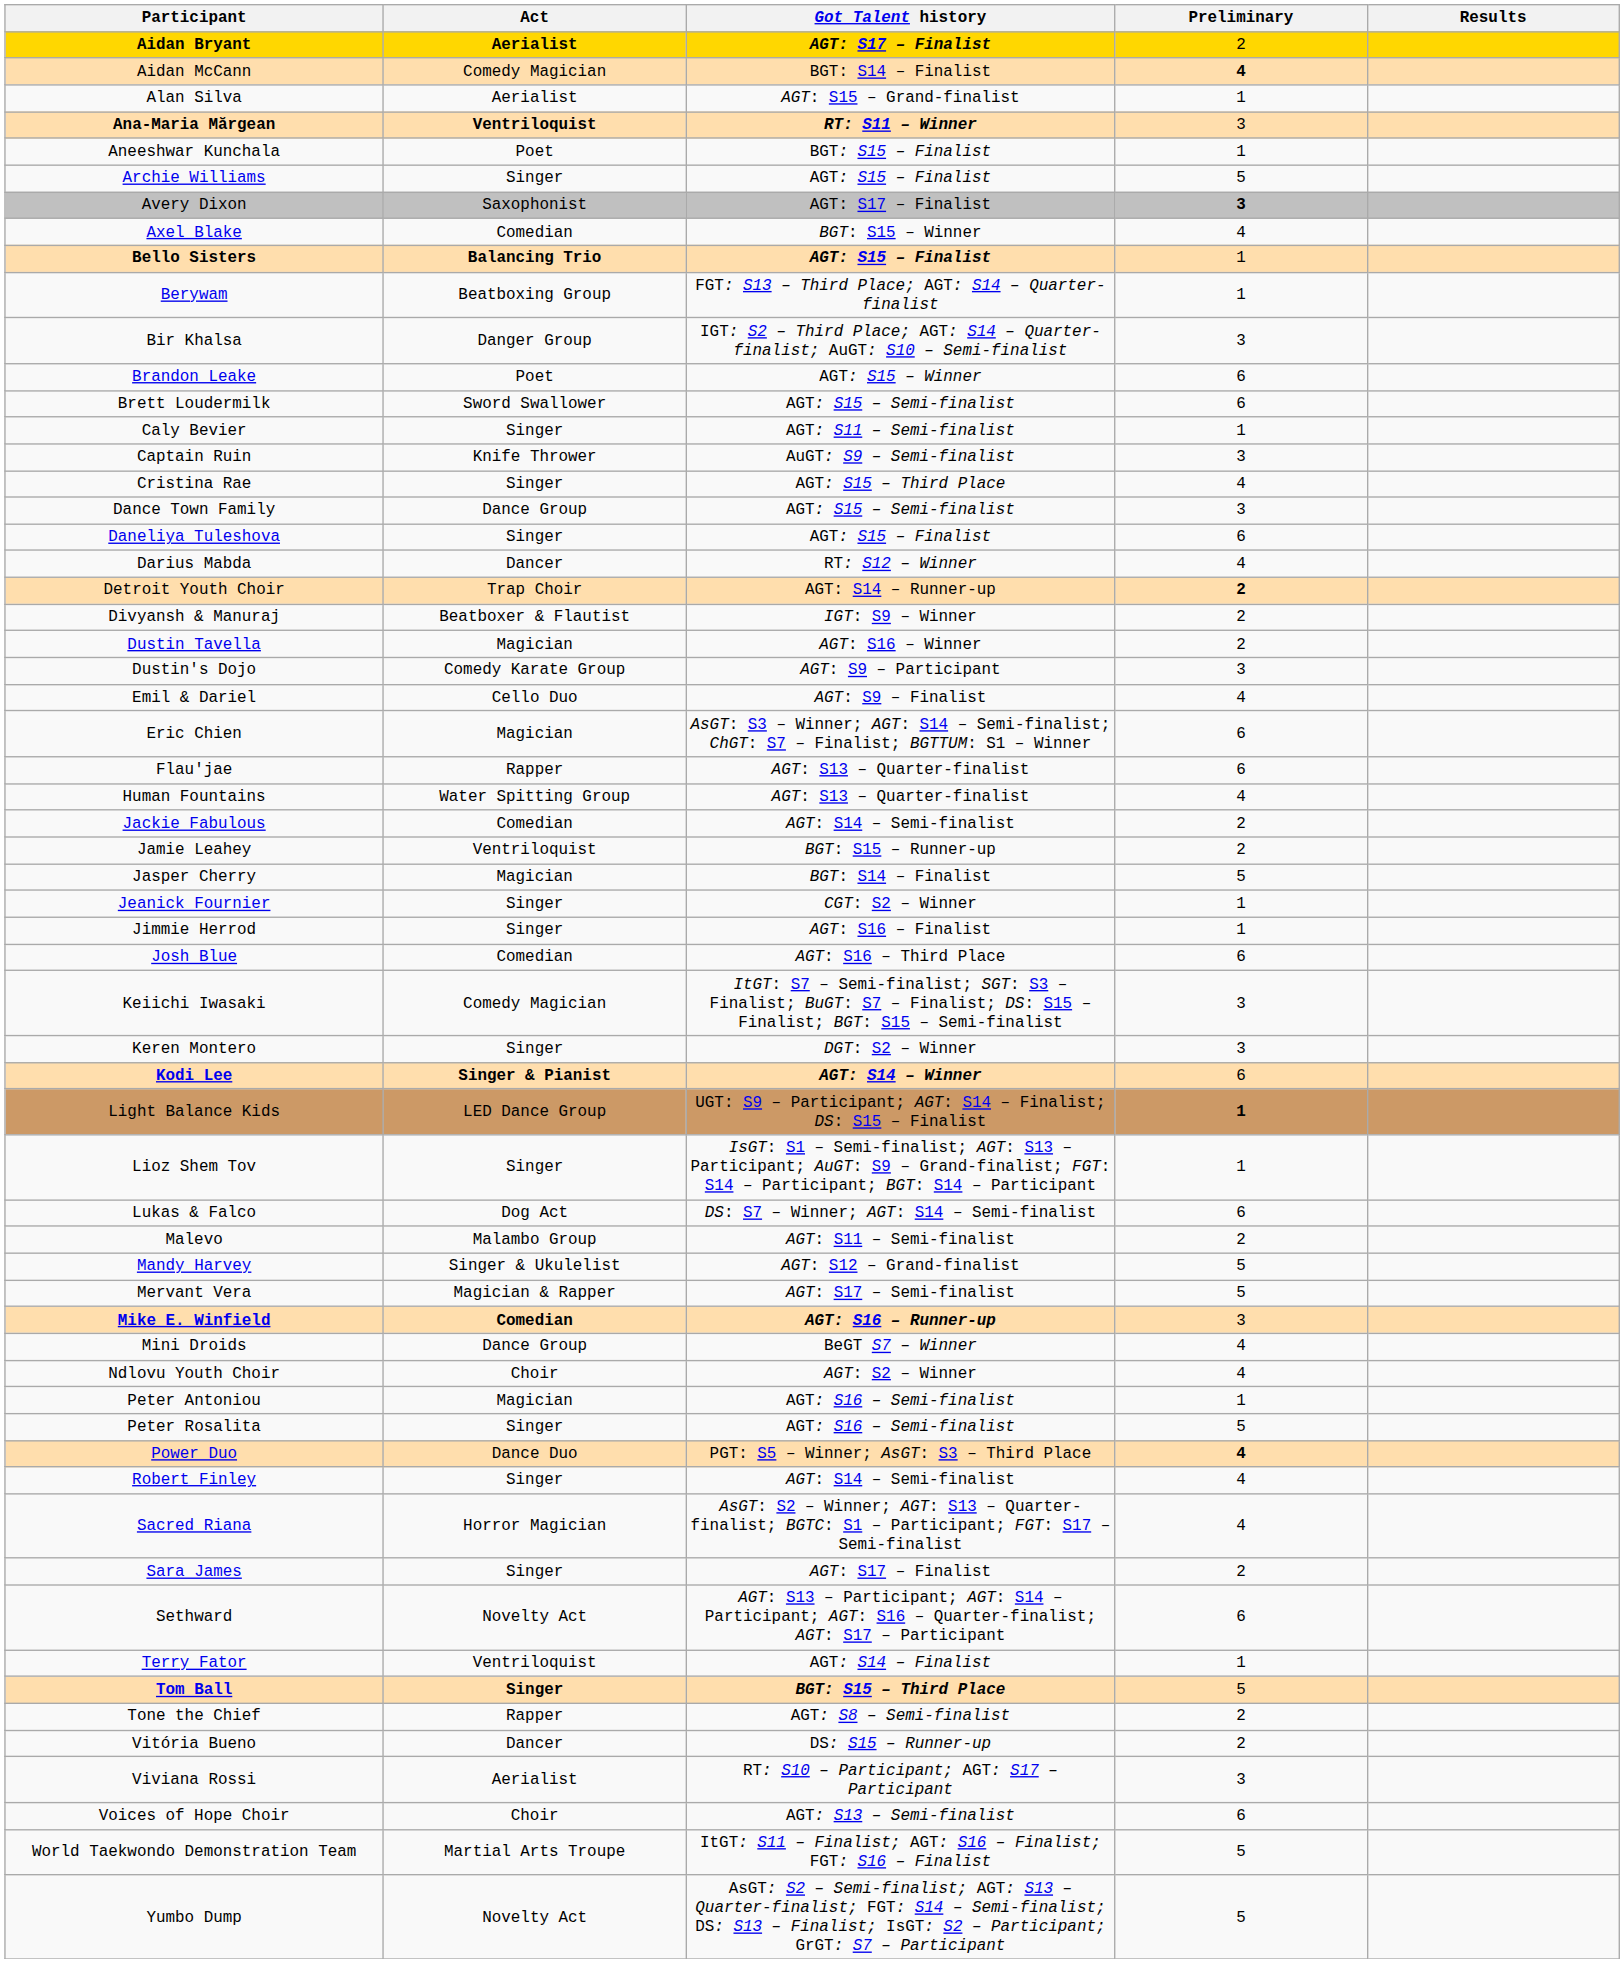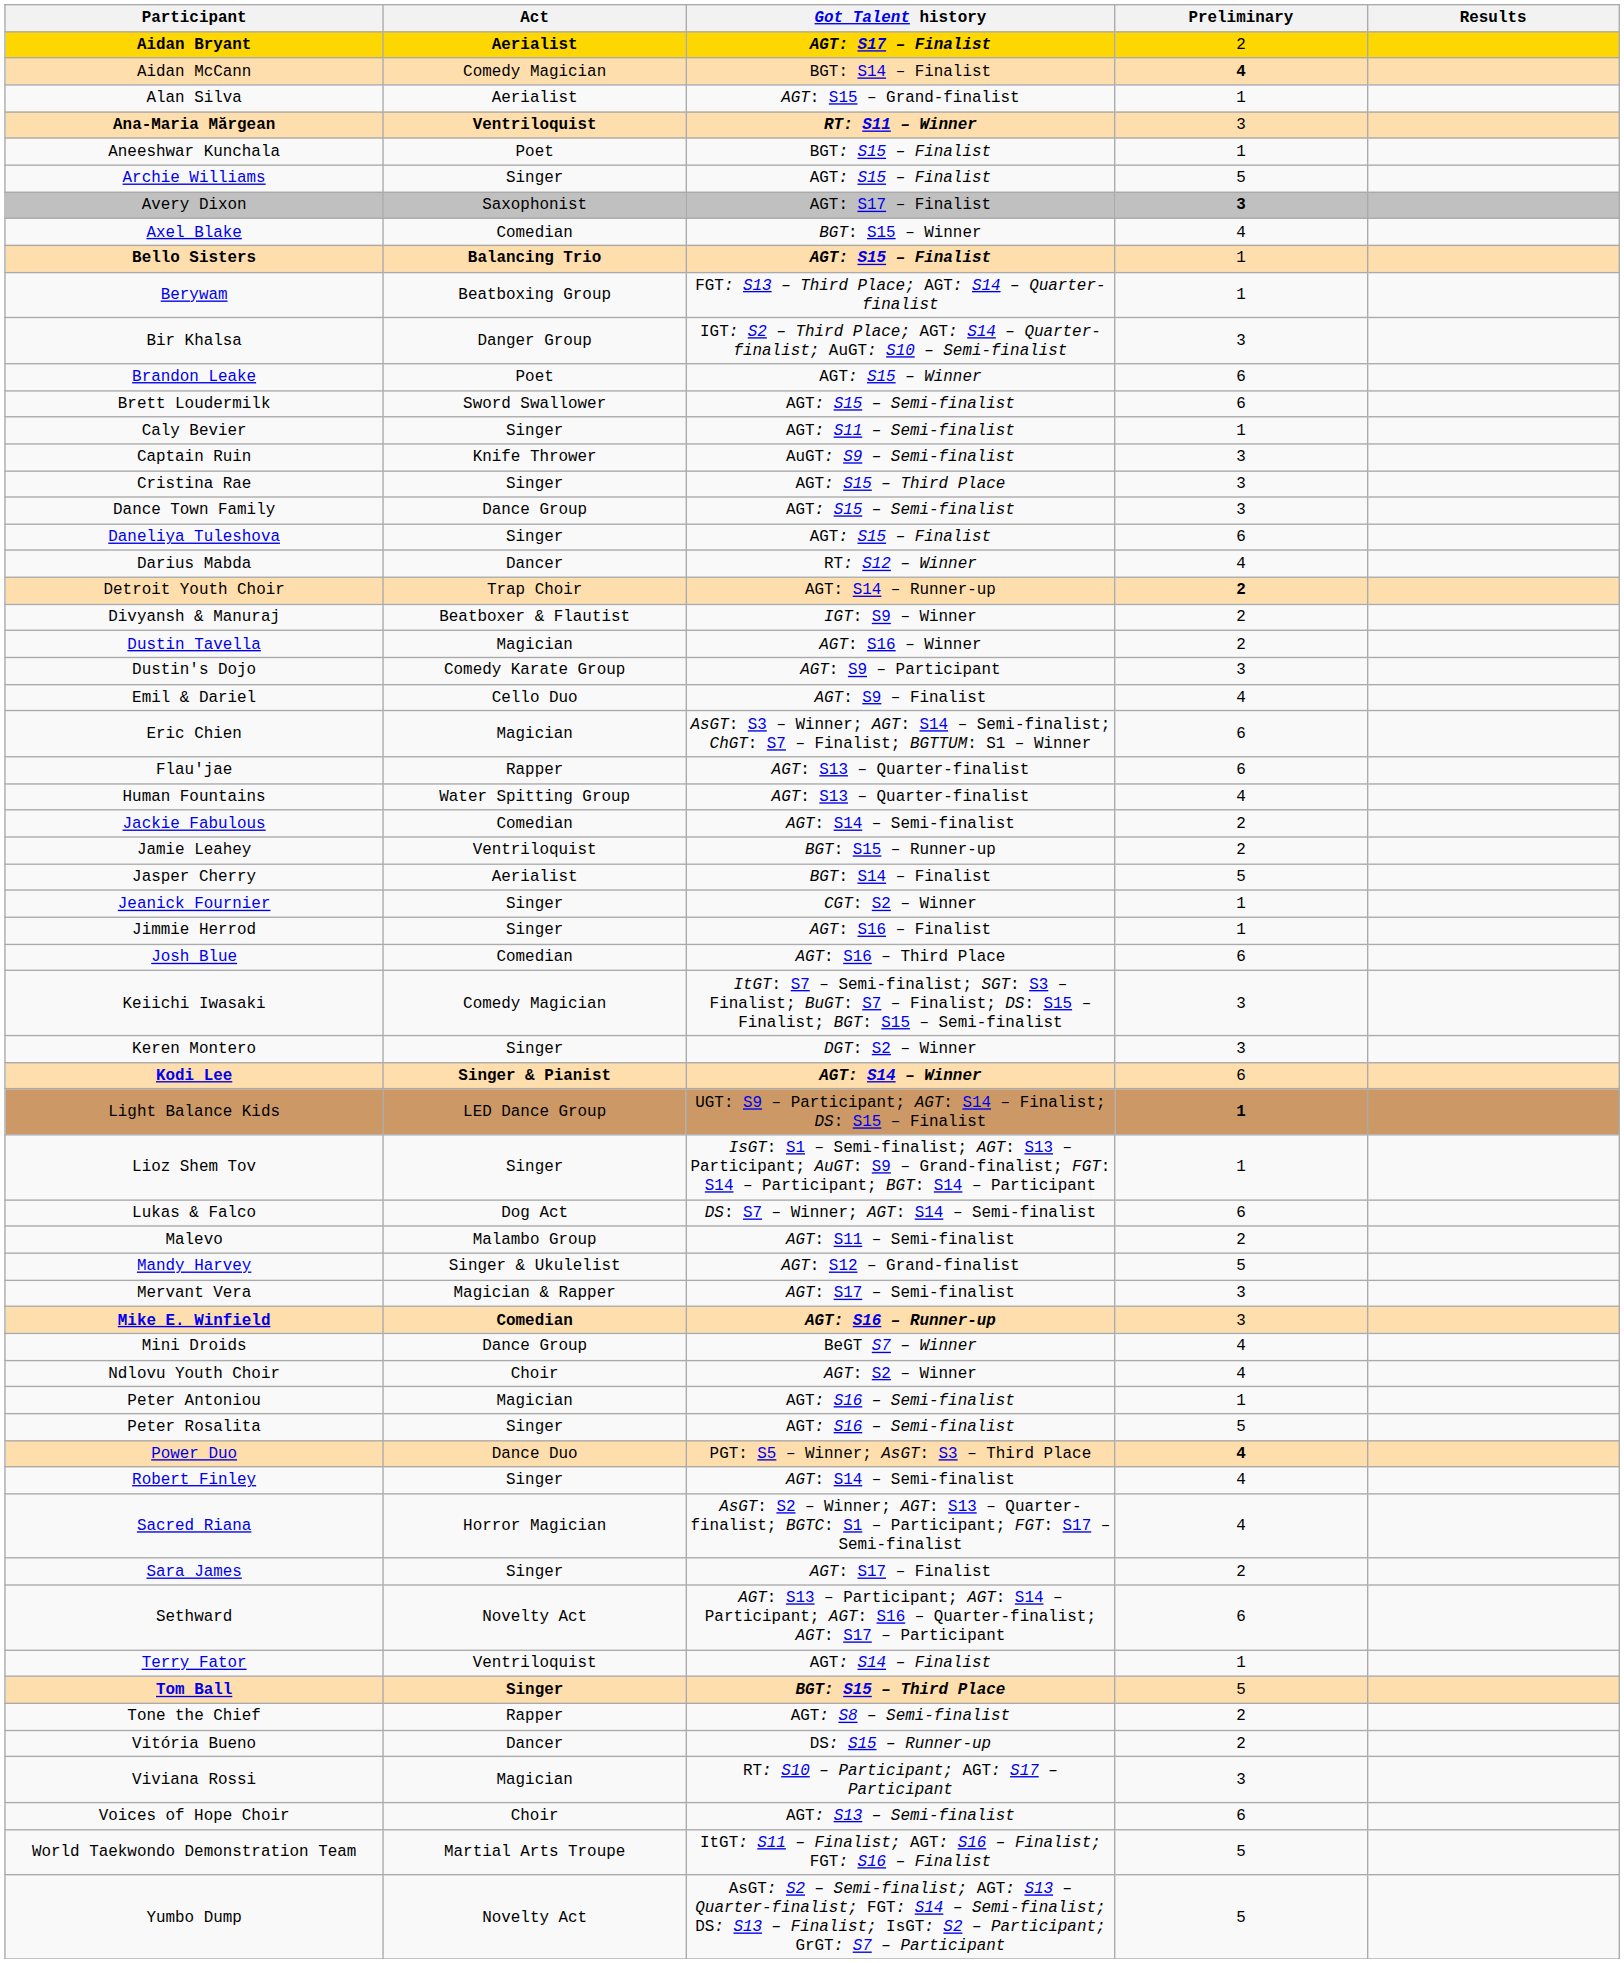(1241, 484) 4 -> (1241, 484) 3
(535, 877) Magician -> (535, 877) Aerialist
(1241, 1293) 5 -> (1241, 1293) 3
(535, 1779) Aerialist -> (535, 1779) Magician
